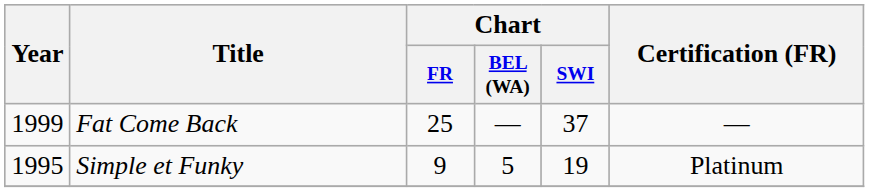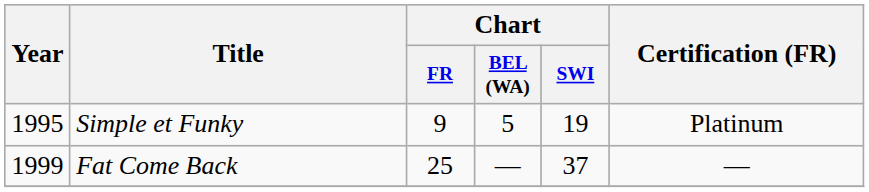rows swapped: (160, 165) <-> (157, 124)
